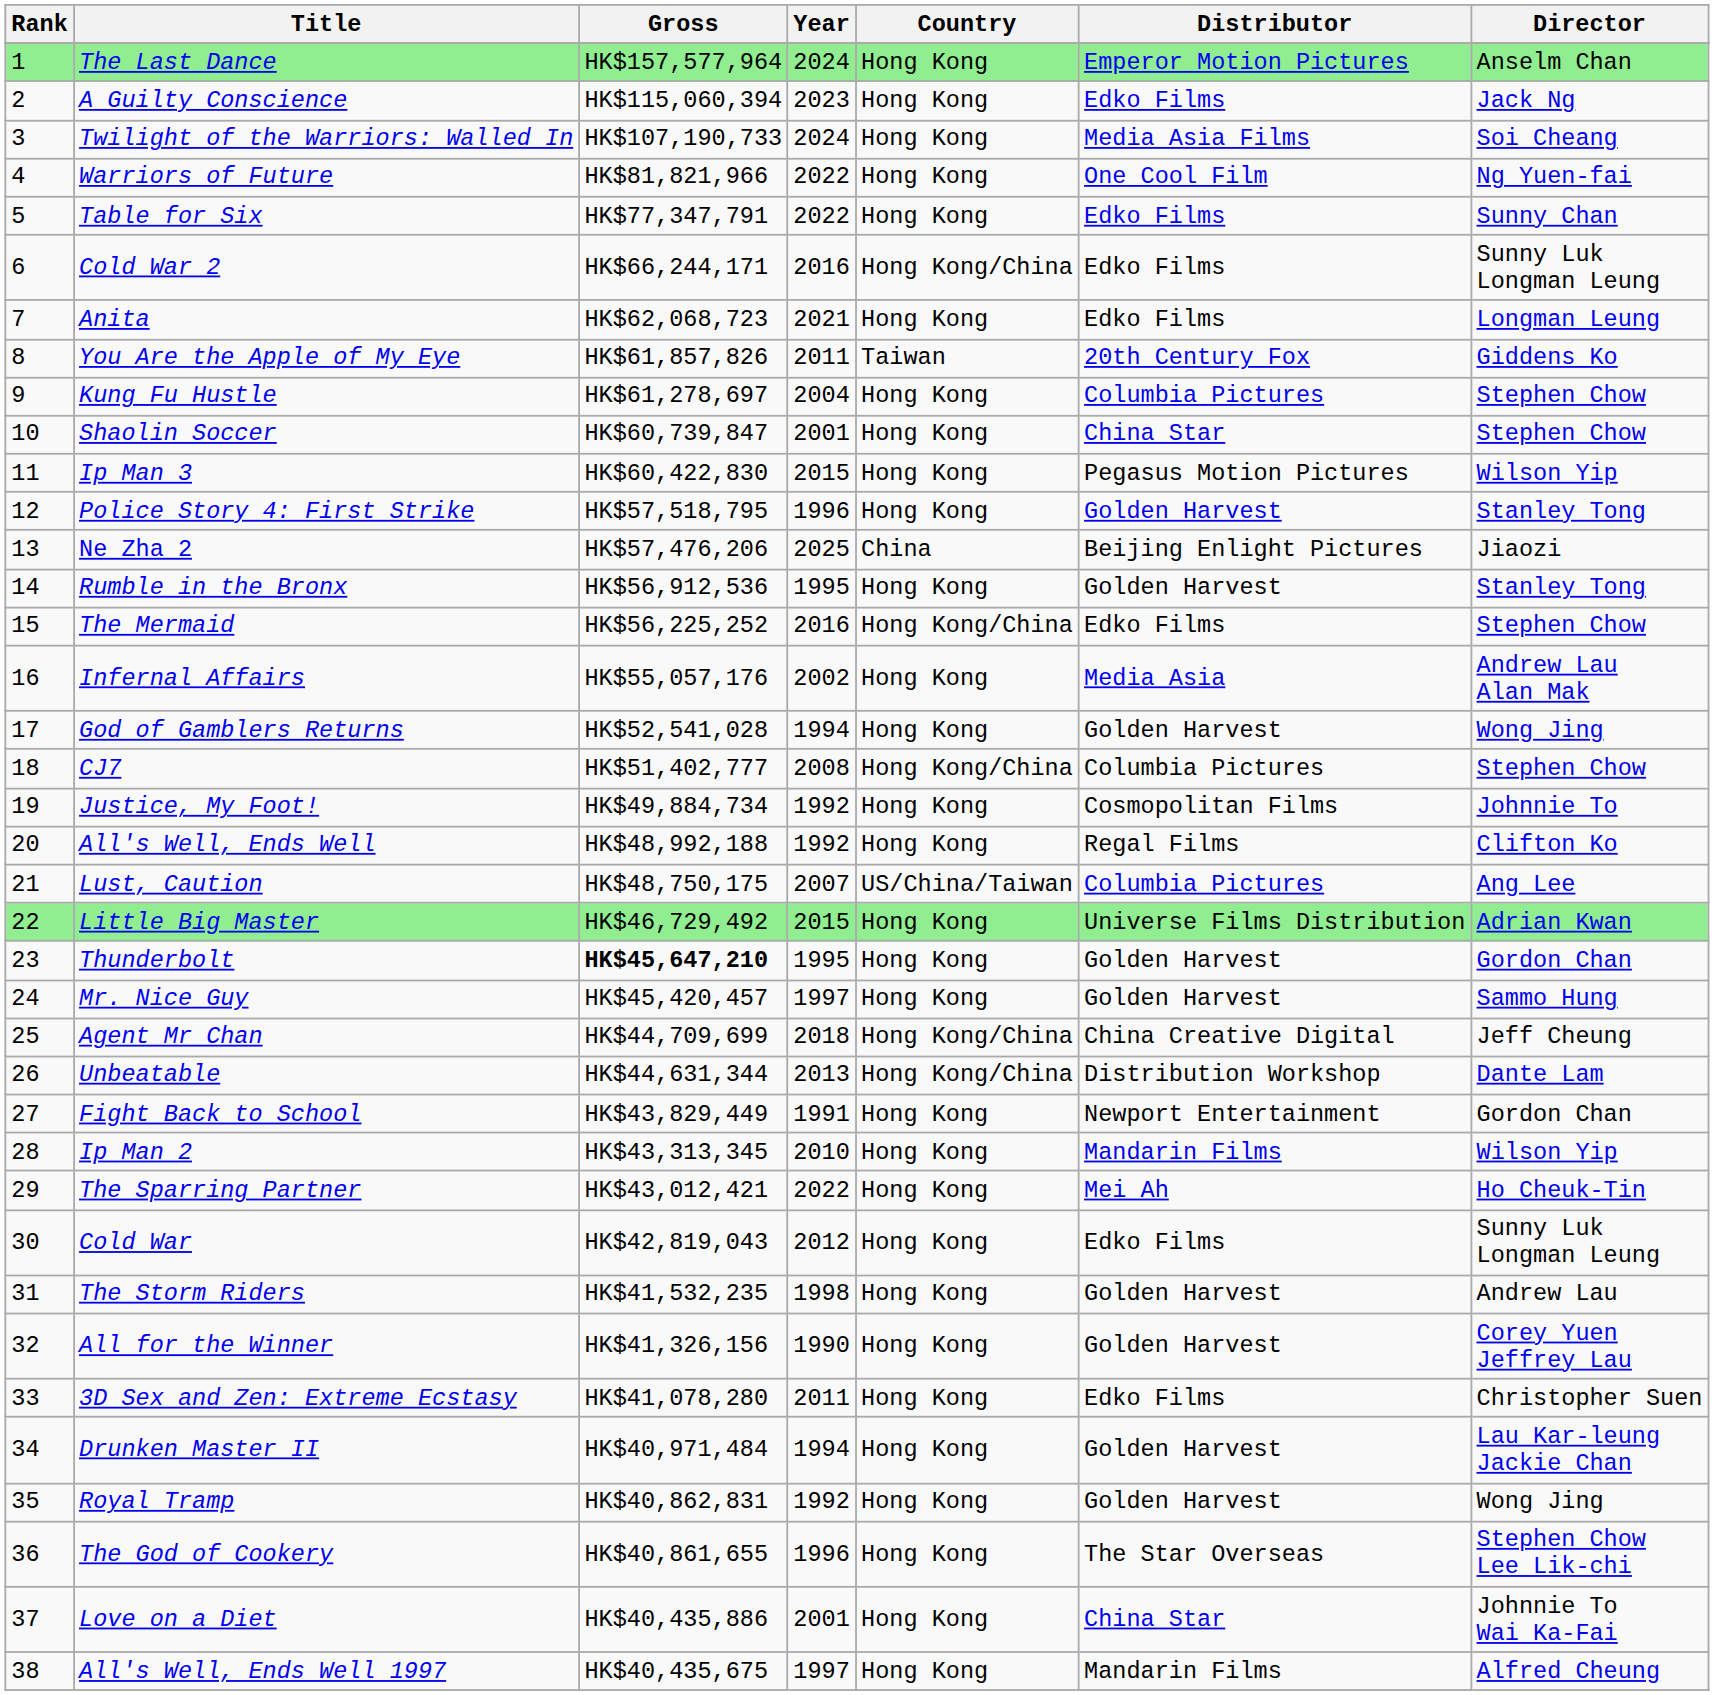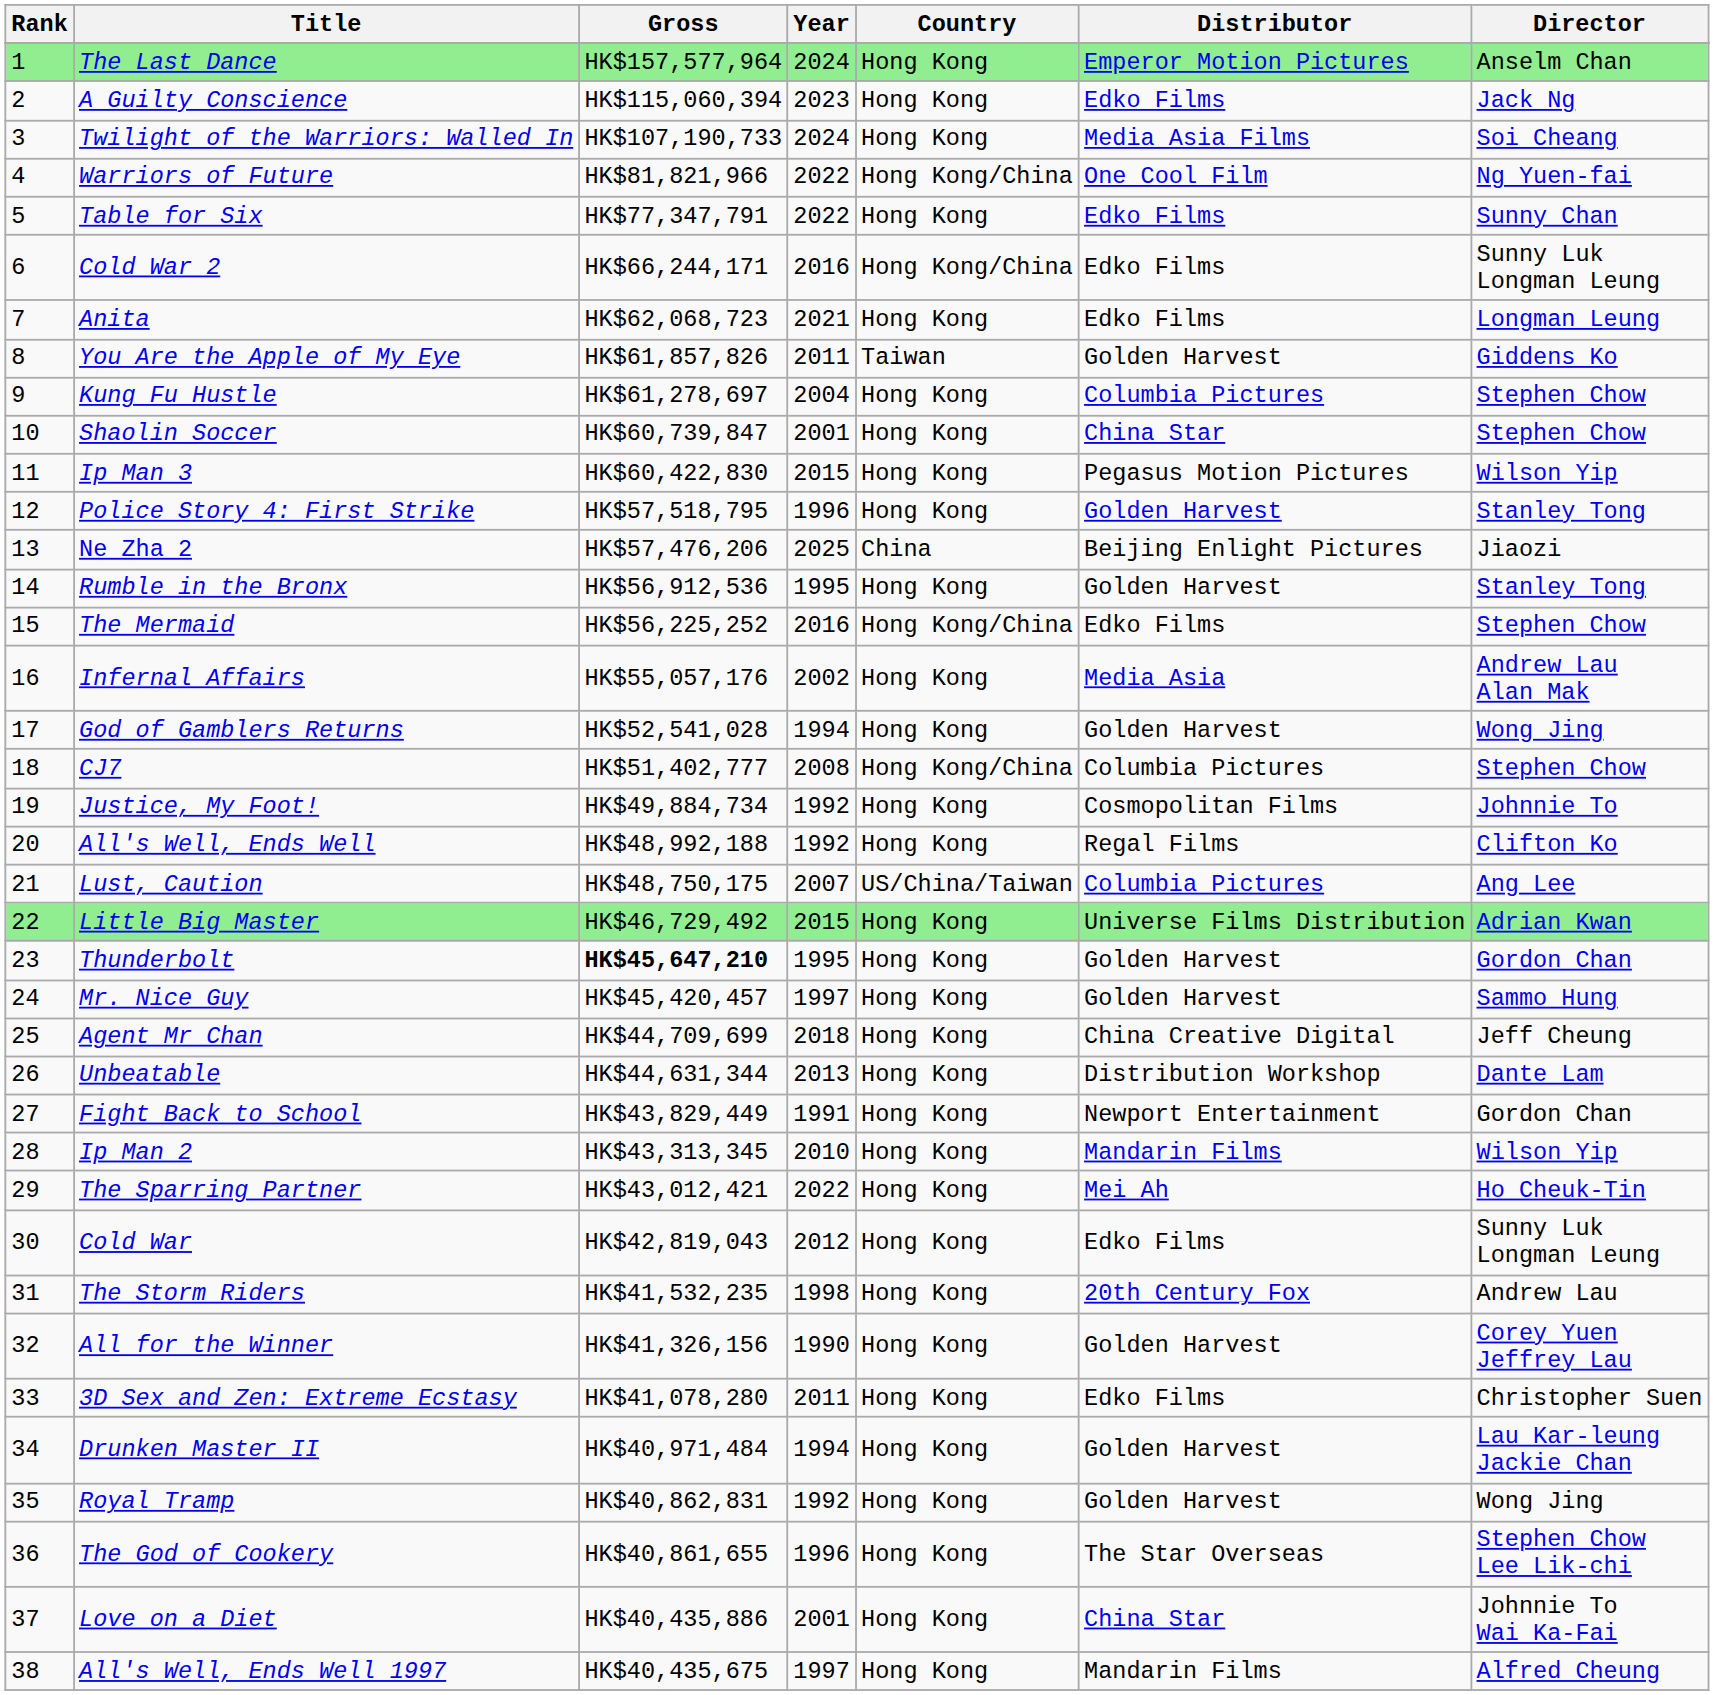(925, 177) Hong Kong -> (967, 177) Hong Kong/China
(1197, 358) 20th Century Fox -> (1183, 358) Golden Harvest
(967, 1037) Hong Kong/China -> (925, 1037) Hong Kong
(967, 1075) Hong Kong/China -> (925, 1075) Hong Kong
(1183, 1294) Golden Harvest -> (1197, 1294) 20th Century Fox
